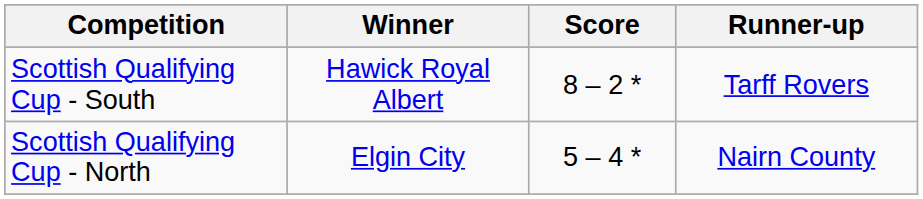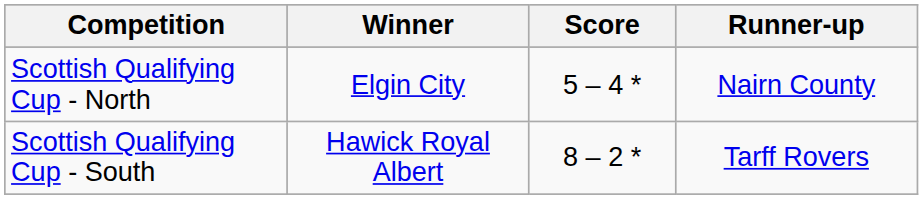rows swapped: (123, 157) <-> (123, 84)
